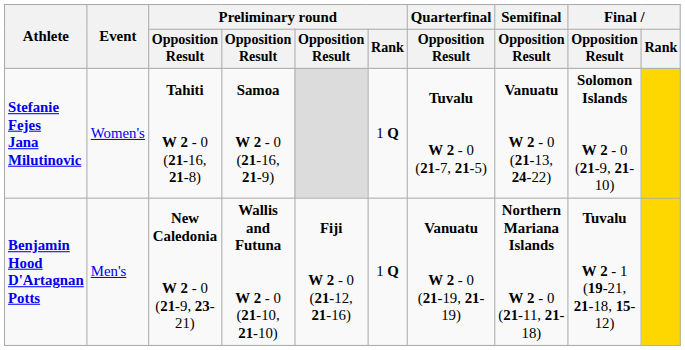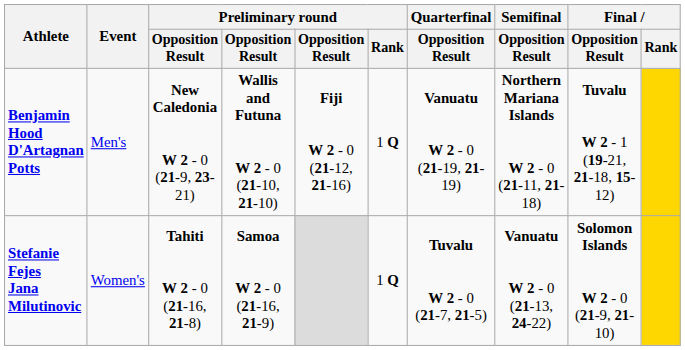rows swapped: (46, 272) <-> (45, 133)
